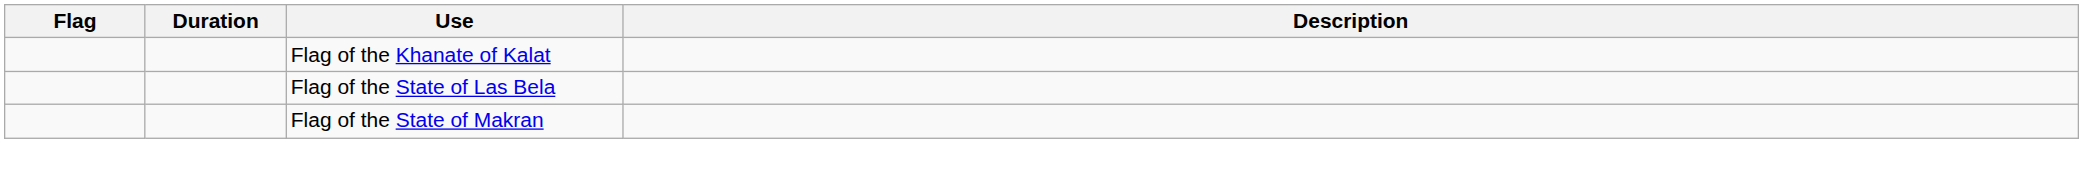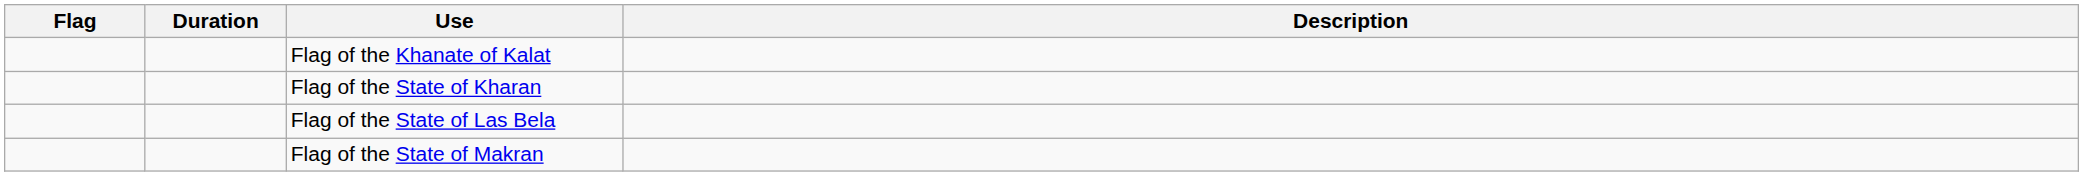+ row: (416, 87)
